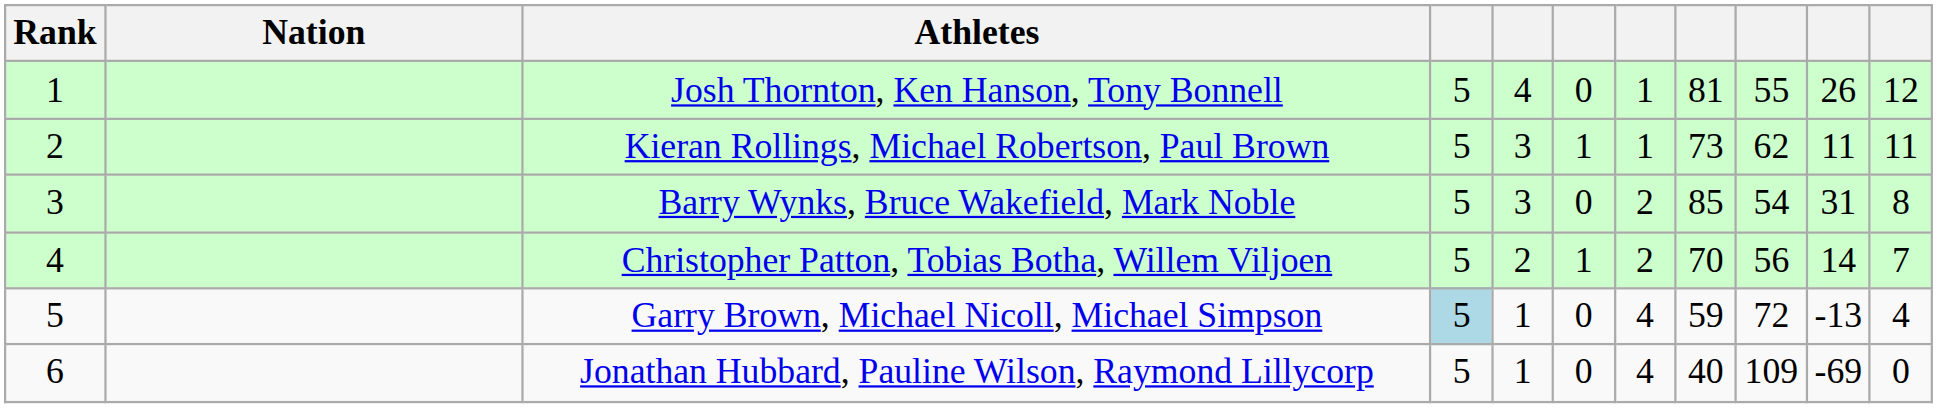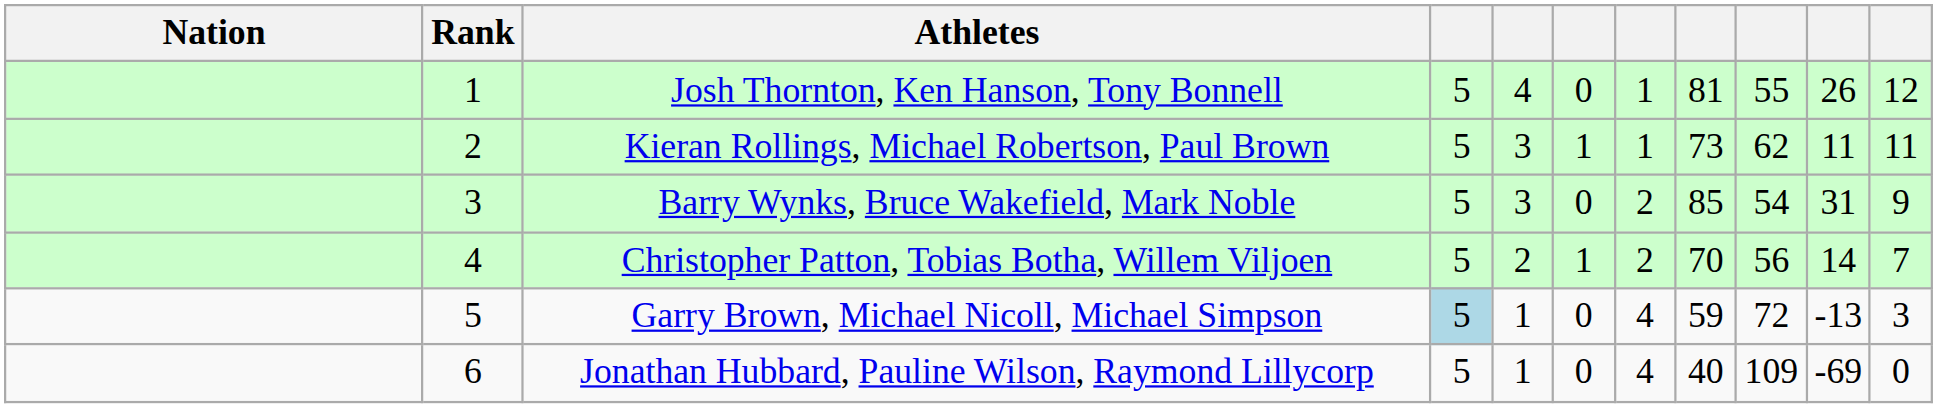columns swapped: (55, 32) <-> (314, 32)
(1901, 202) 8 -> (1901, 202) 9
(1901, 315) 4 -> (1901, 315) 3
